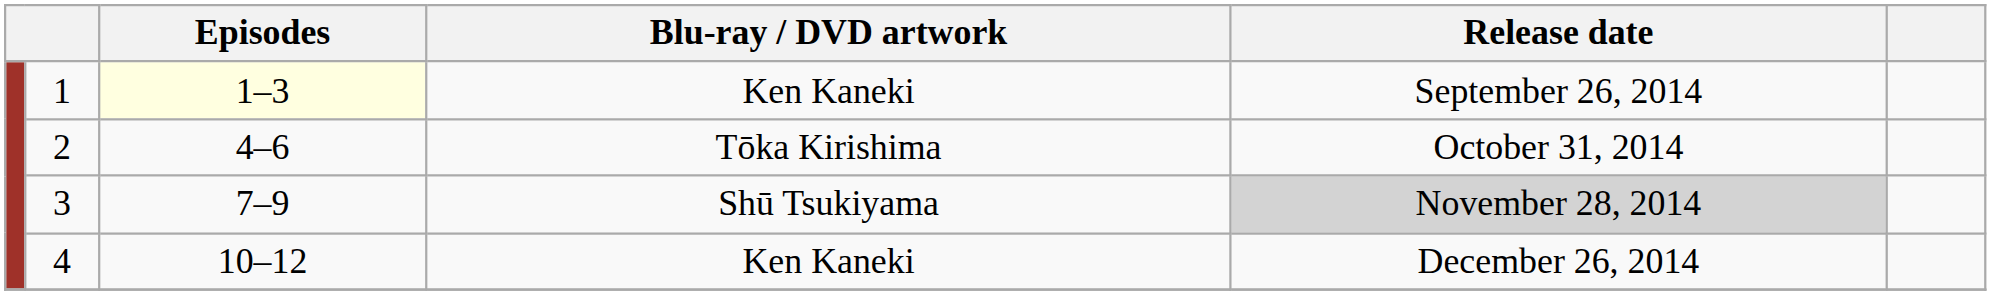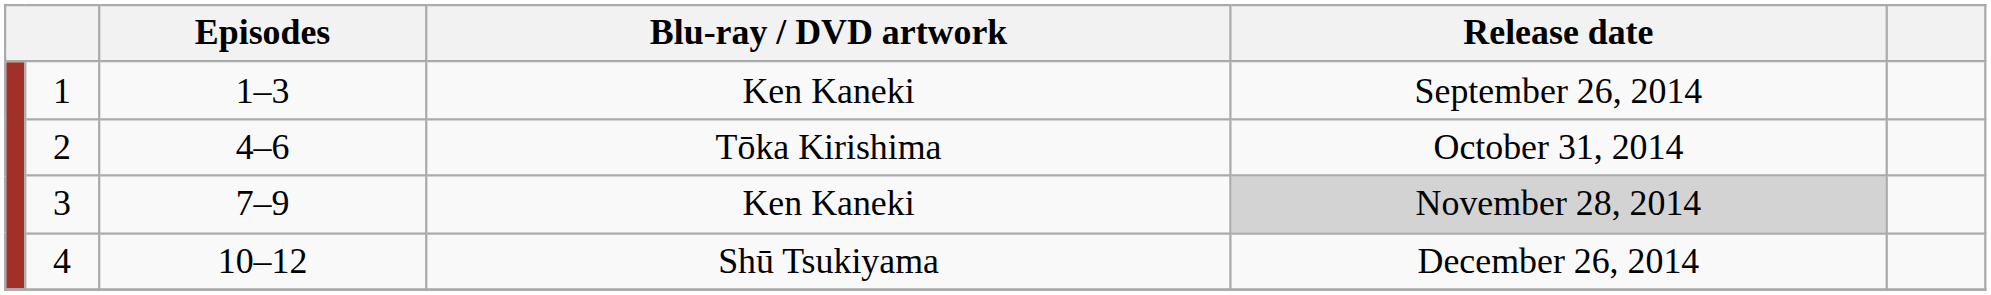(263, 89) lightyellow background -> (263, 89) no background
(829, 203) Shū Tsukiyama -> (829, 203) Ken Kaneki
(829, 260) Ken Kaneki -> (829, 260) Shū Tsukiyama
